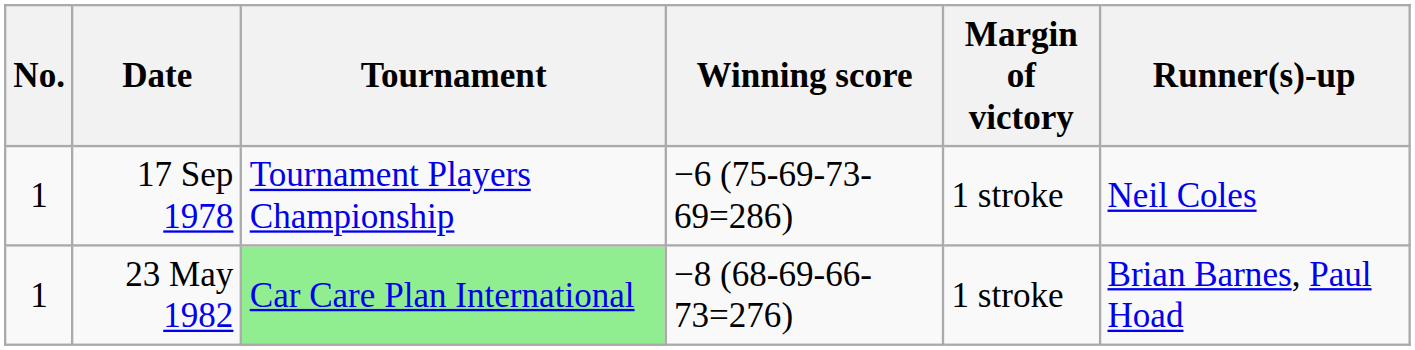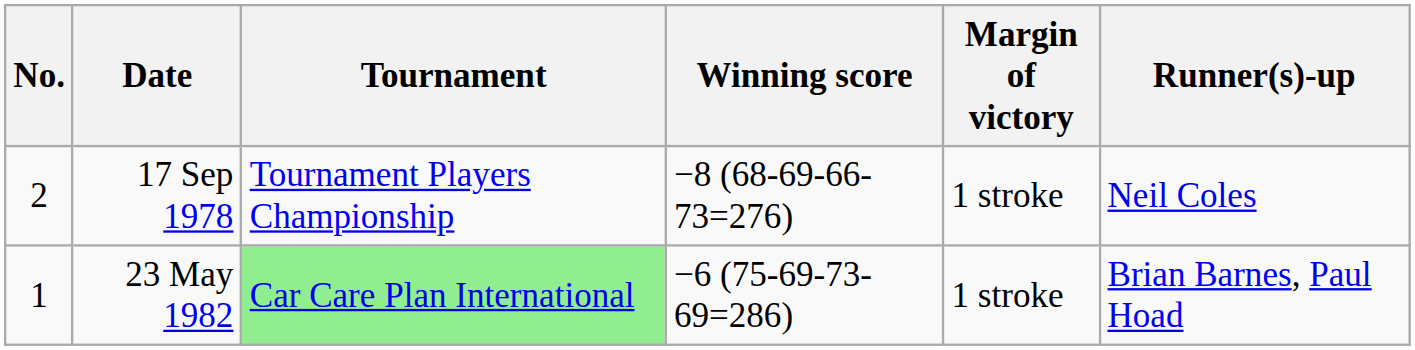(39, 195) 1 -> (39, 195) 2
(773, 195) −6 (75-69-73-69=286) -> (773, 195) −8 (68-69-66-73=276)
(773, 294) −8 (68-69-66-73=276) -> (773, 294) −6 (75-69-73-69=286)
